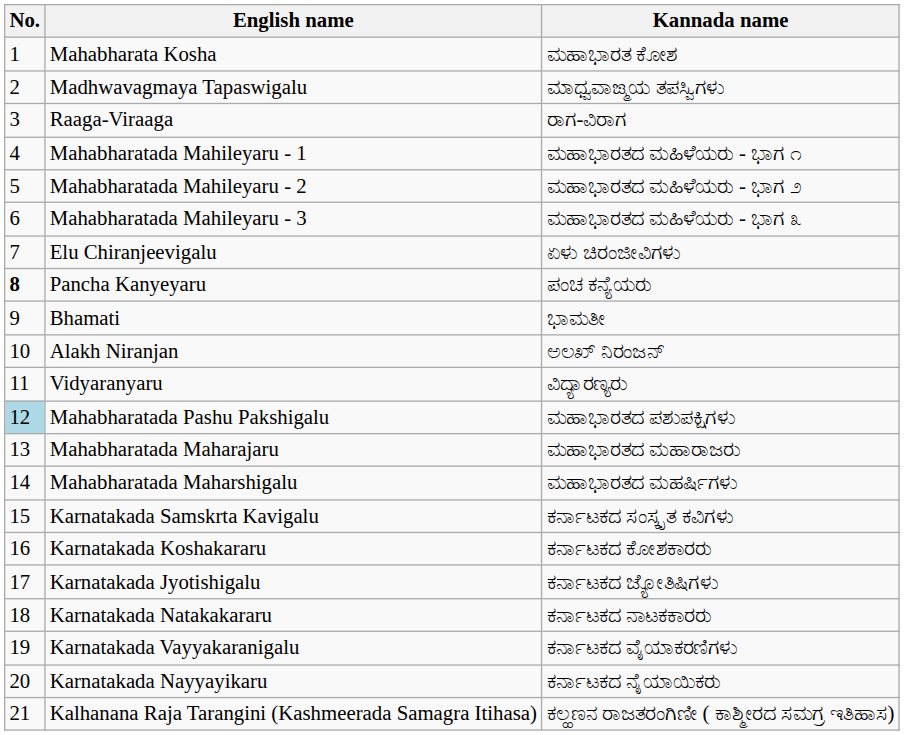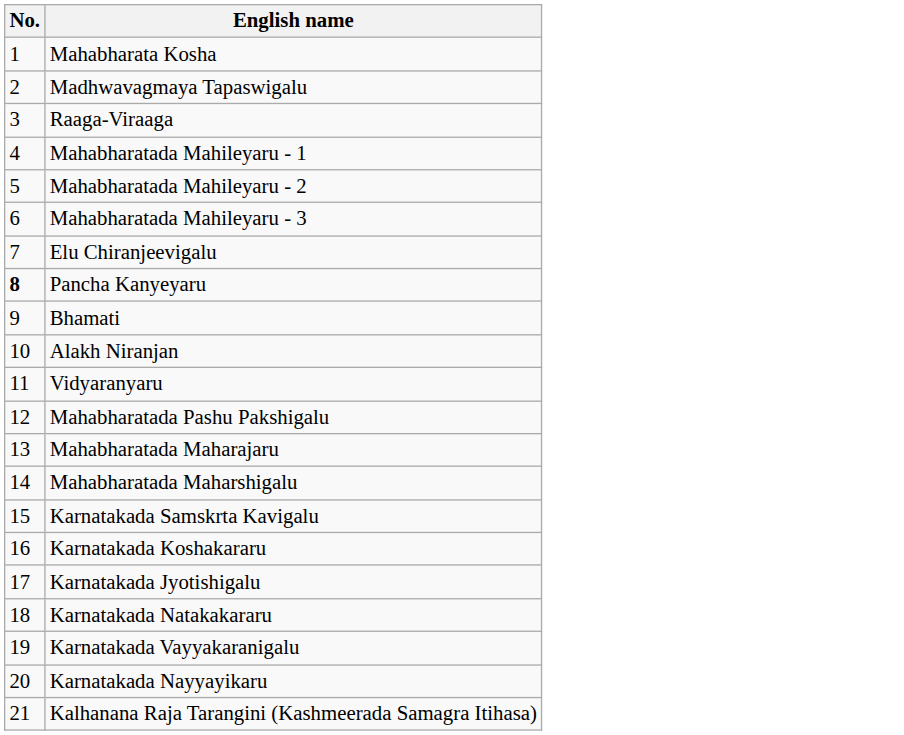- column: (721, 20)
(20, 416) lightblue background -> (20, 416) no background
